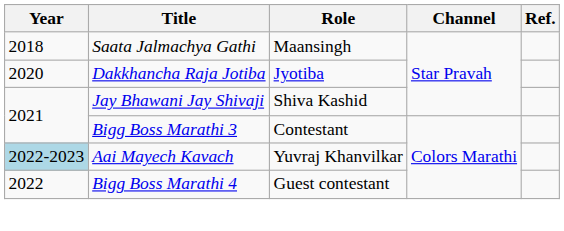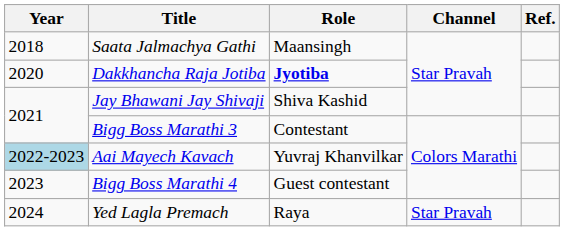(299, 73) normal -> (301, 73) bold
(26, 184) 2022 -> (26, 184) 2023
+ row: (160, 211)
